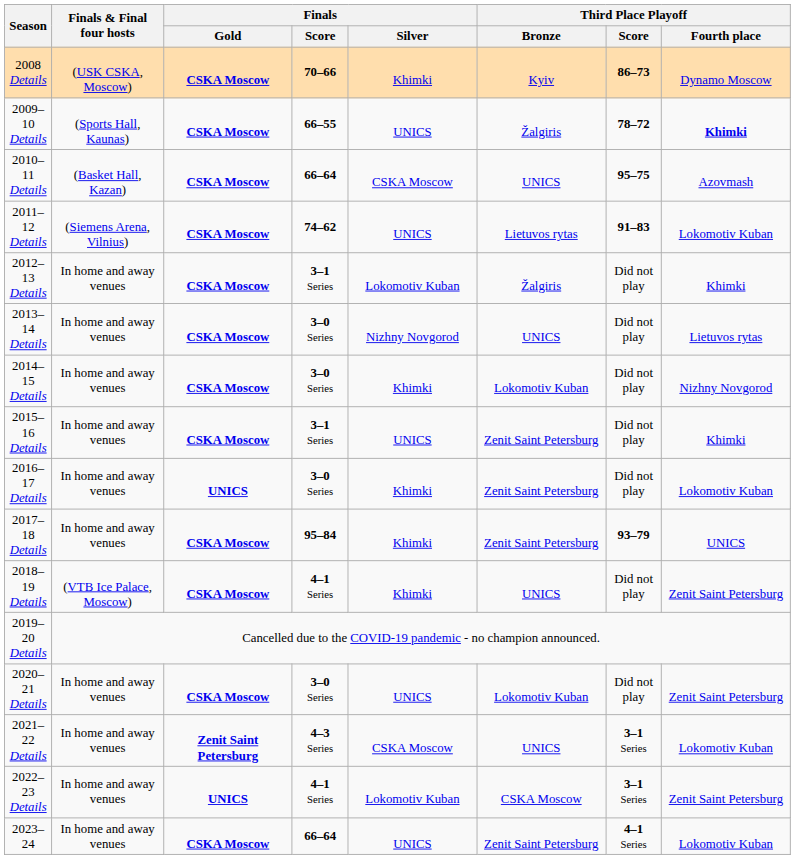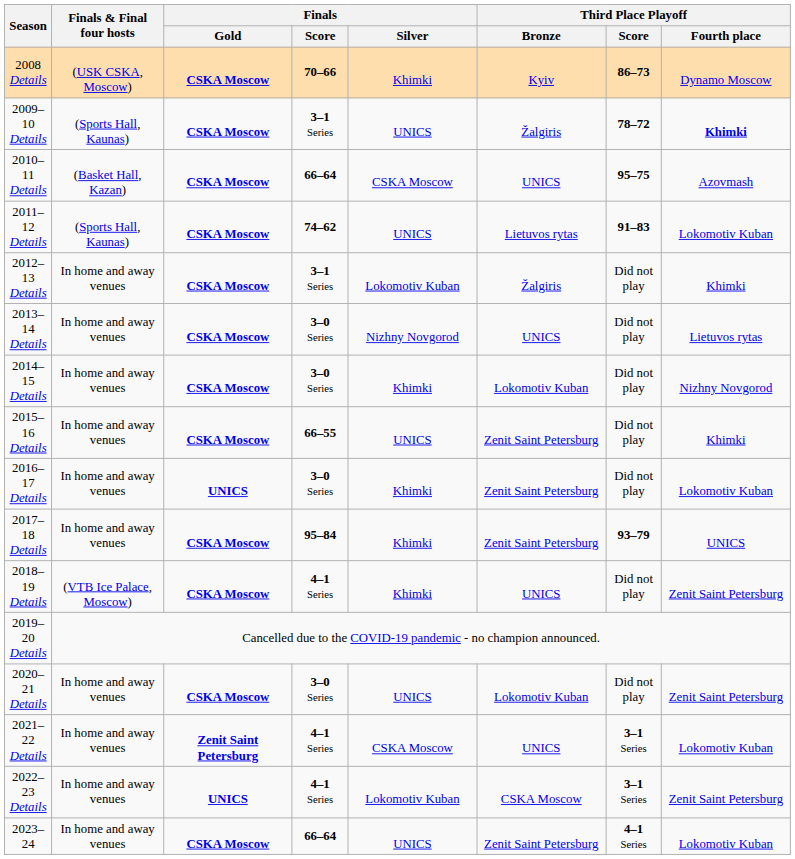(320, 124) 66–55 -> (320, 124) 3–1 Series
(108, 234) (Siemens Arena, Vilnius) -> (108, 234) (Sports Hall, Kaunas)
(320, 432) 3–1 Series -> (320, 432) 66–55
(320, 741) 4–3 Series -> (320, 741) 4–1 Series
